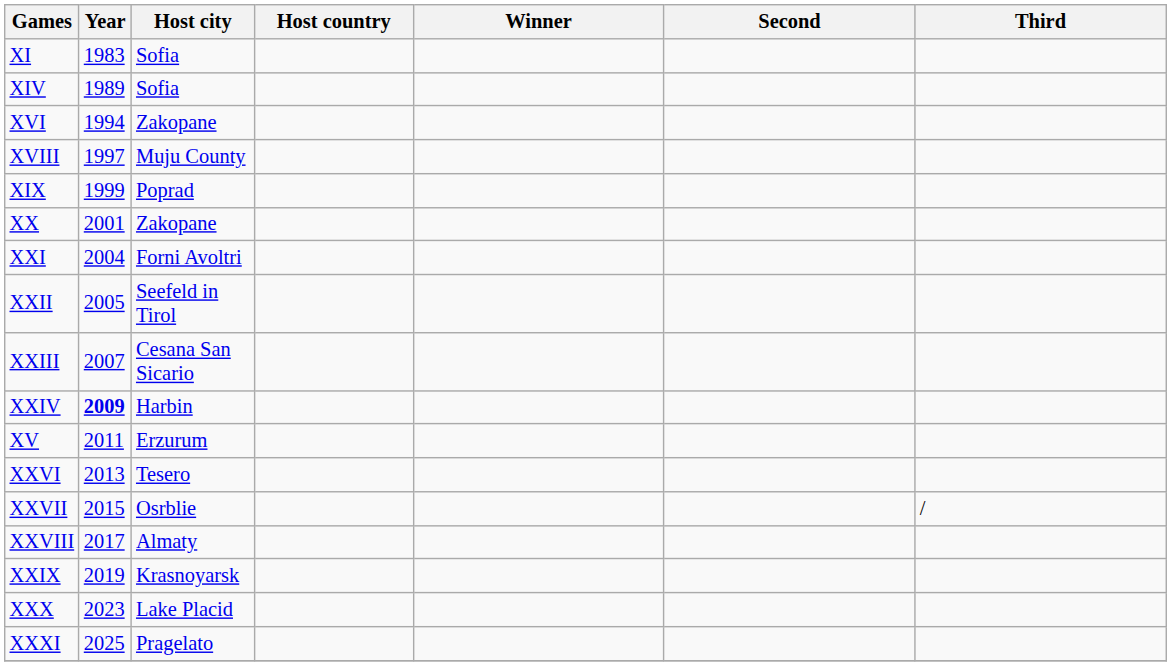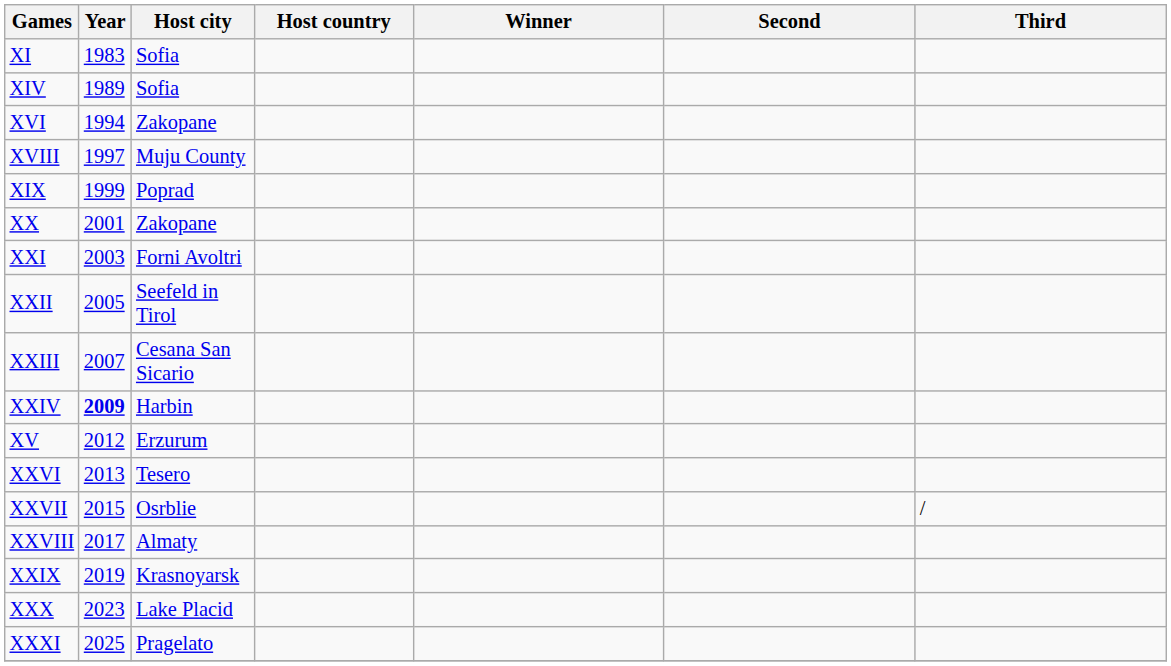(104, 257) 2004 -> (104, 257) 2003
(104, 441) 2011 -> (104, 441) 2012
